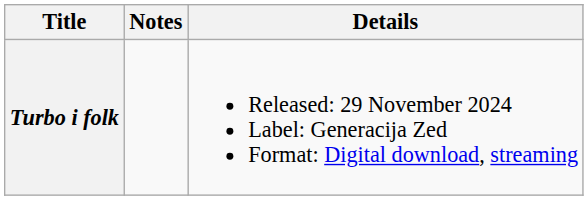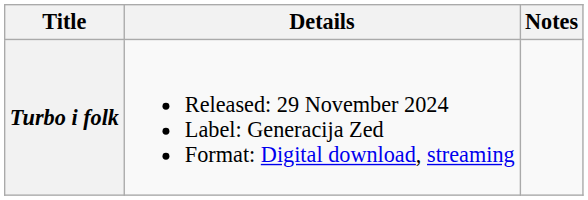columns swapped: (385, 22) <-> (156, 22)
